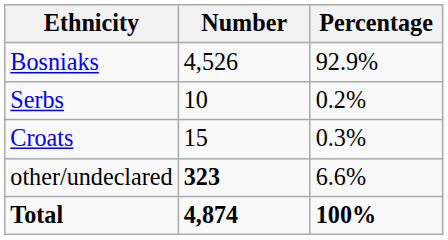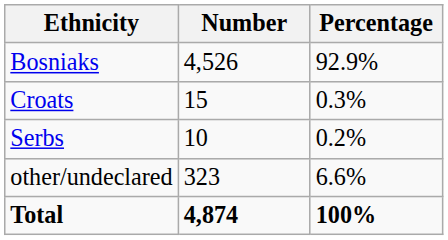rows swapped: (42, 138) <-> (37, 100)
(202, 176) bold -> (202, 176) normal
